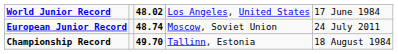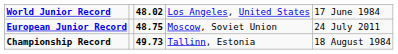(149, 27) 48.74 -> (149, 27) 48.75
(149, 41) 49.70 -> (149, 41) 49.73
